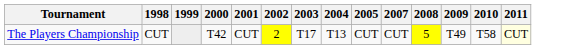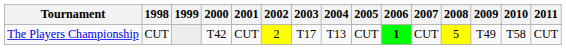+ column: (396, 14)
(516, 34) lightyellow background -> (546, 34) no background
